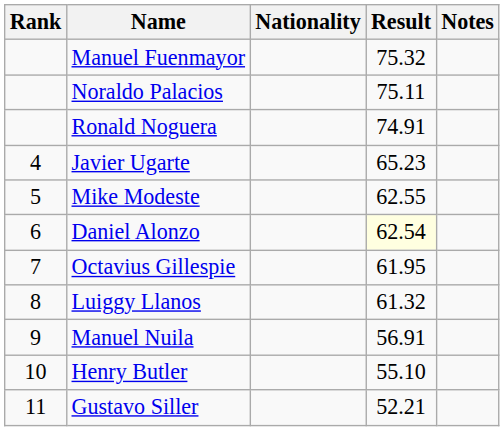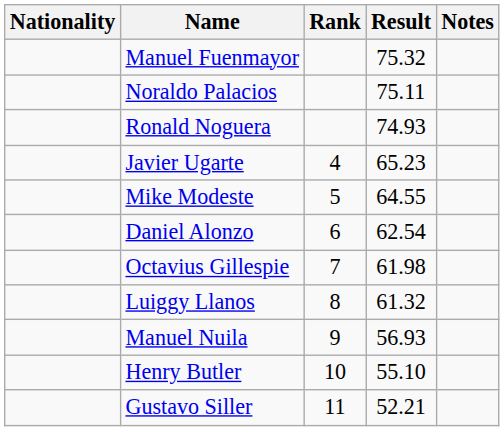columns swapped: (36, 22) <-> (308, 22)
(401, 127) 74.91 -> (401, 127) 74.93
(401, 197) 62.55 -> (401, 197) 64.55
(401, 232) lightyellow background -> (401, 232) no background
(401, 267) 61.95 -> (401, 267) 61.98
(401, 337) 56.91 -> (401, 337) 56.93
